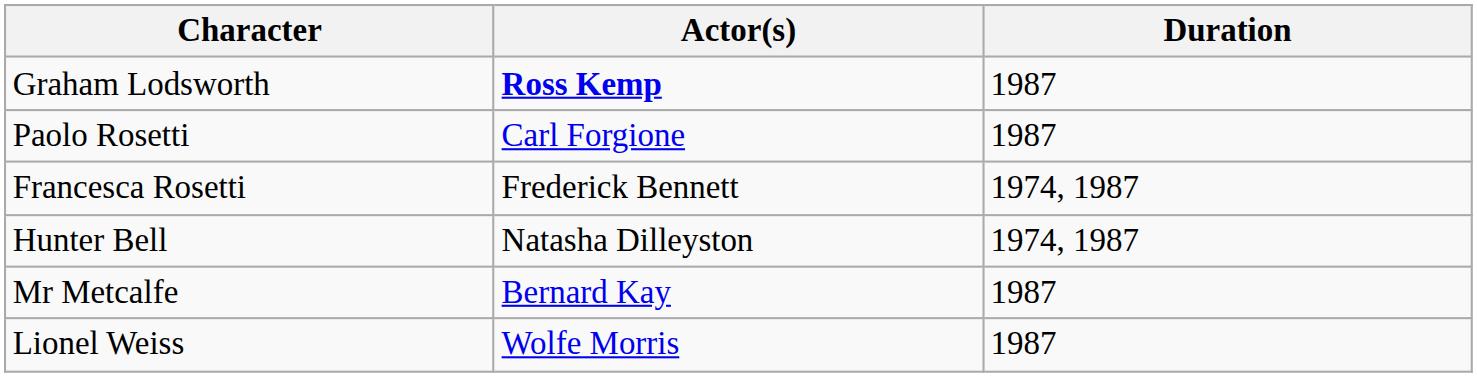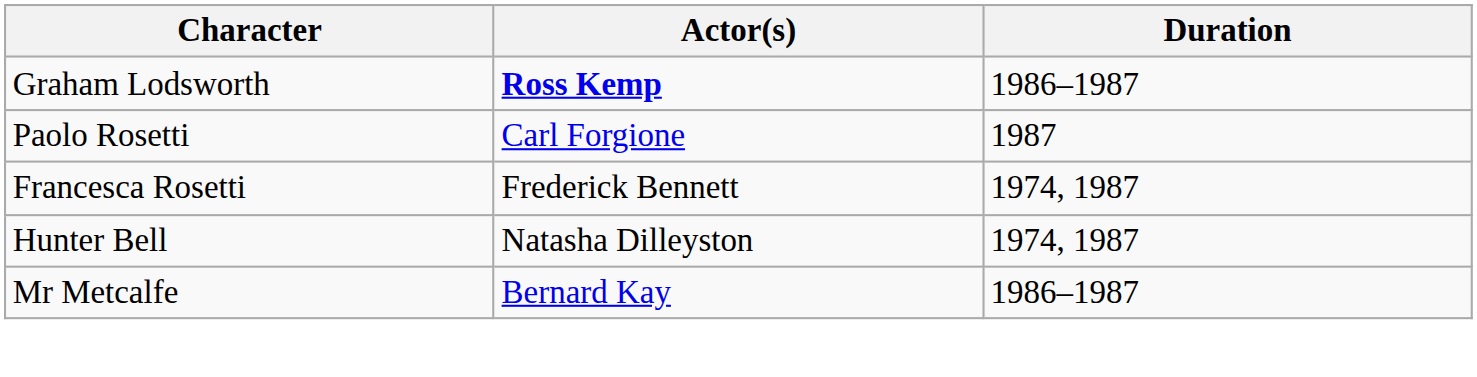(1024, 82) 1987 -> (1065, 82) 1986–1987
(1024, 291) 1987 -> (1065, 291) 1986–1987
- row: (98, 344)
